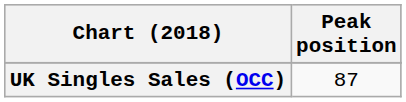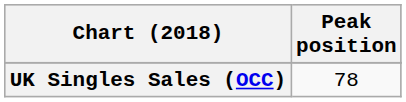(346, 80) 87 -> (346, 80) 78
